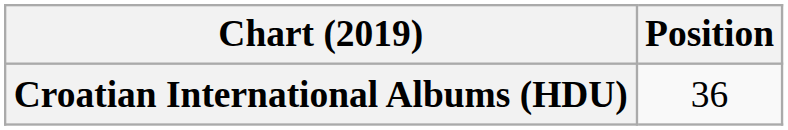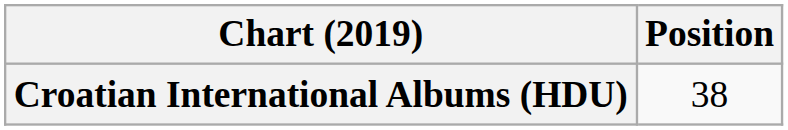(710, 93) 36 -> (710, 93) 38
